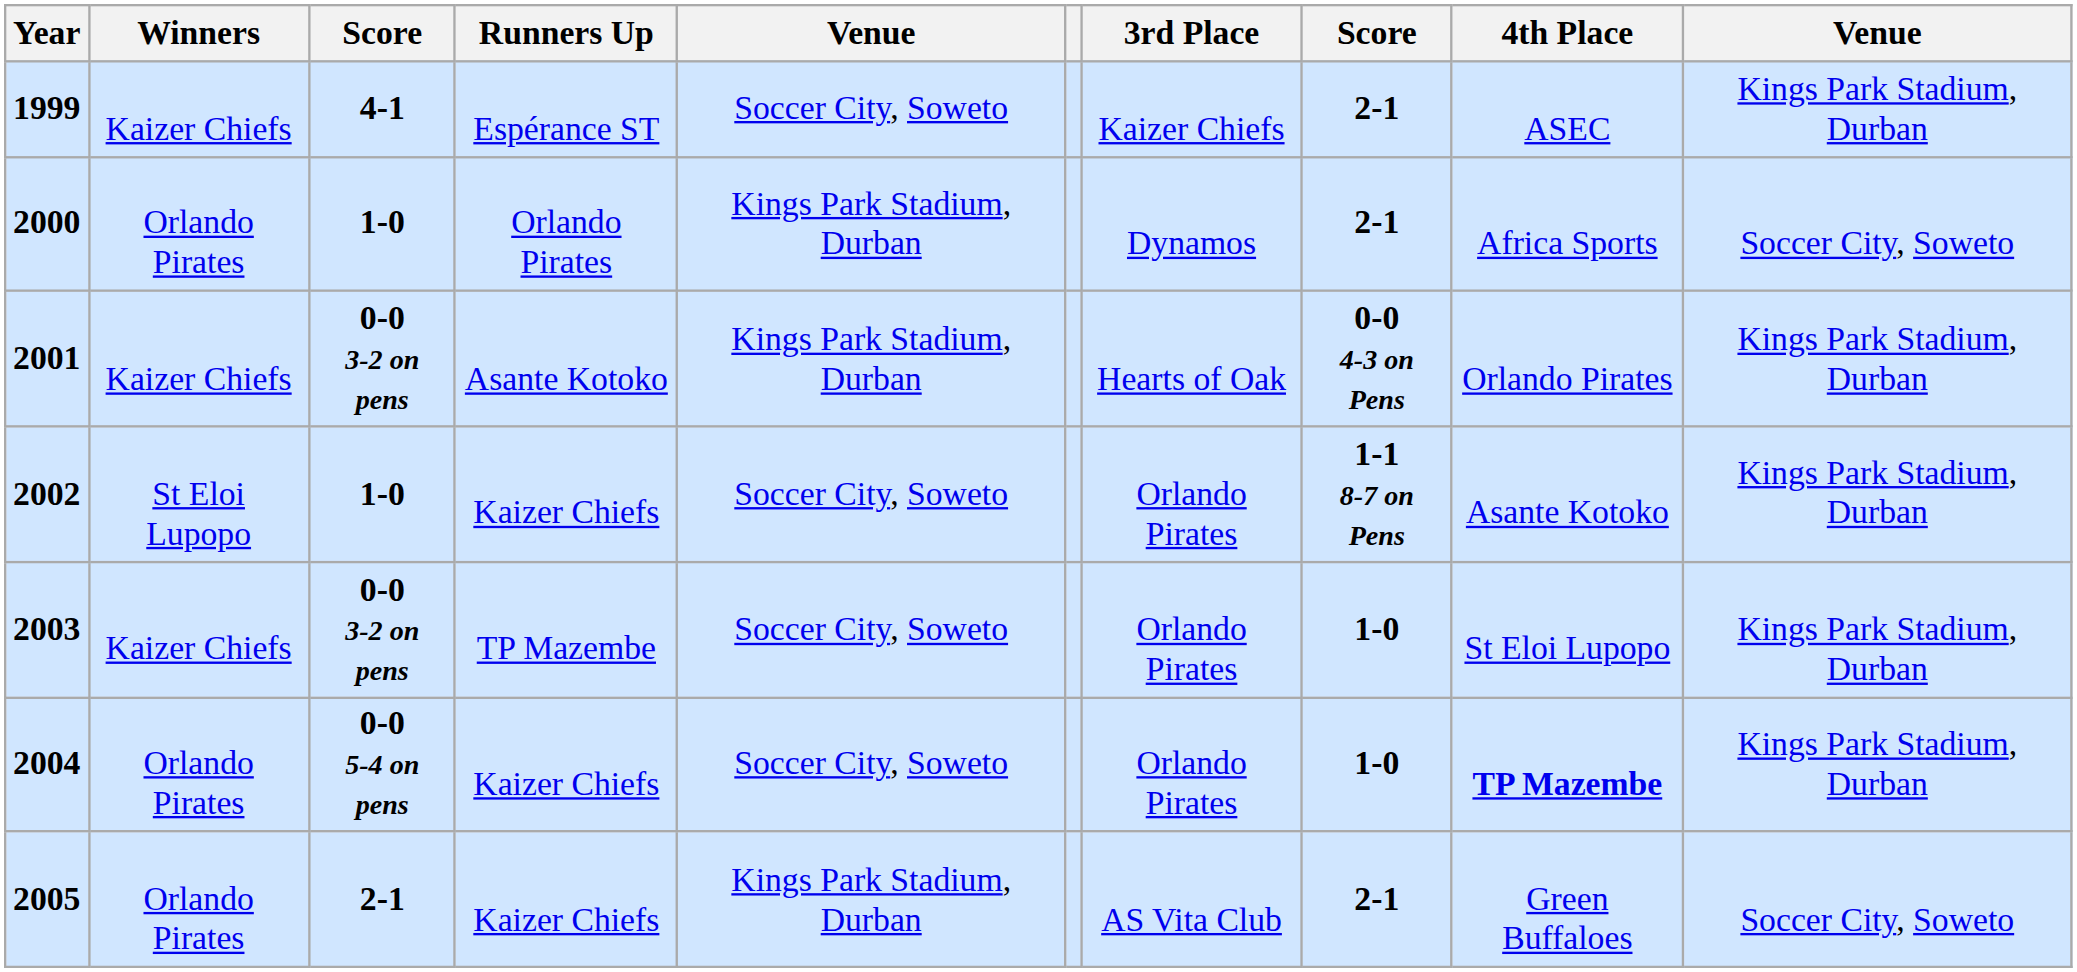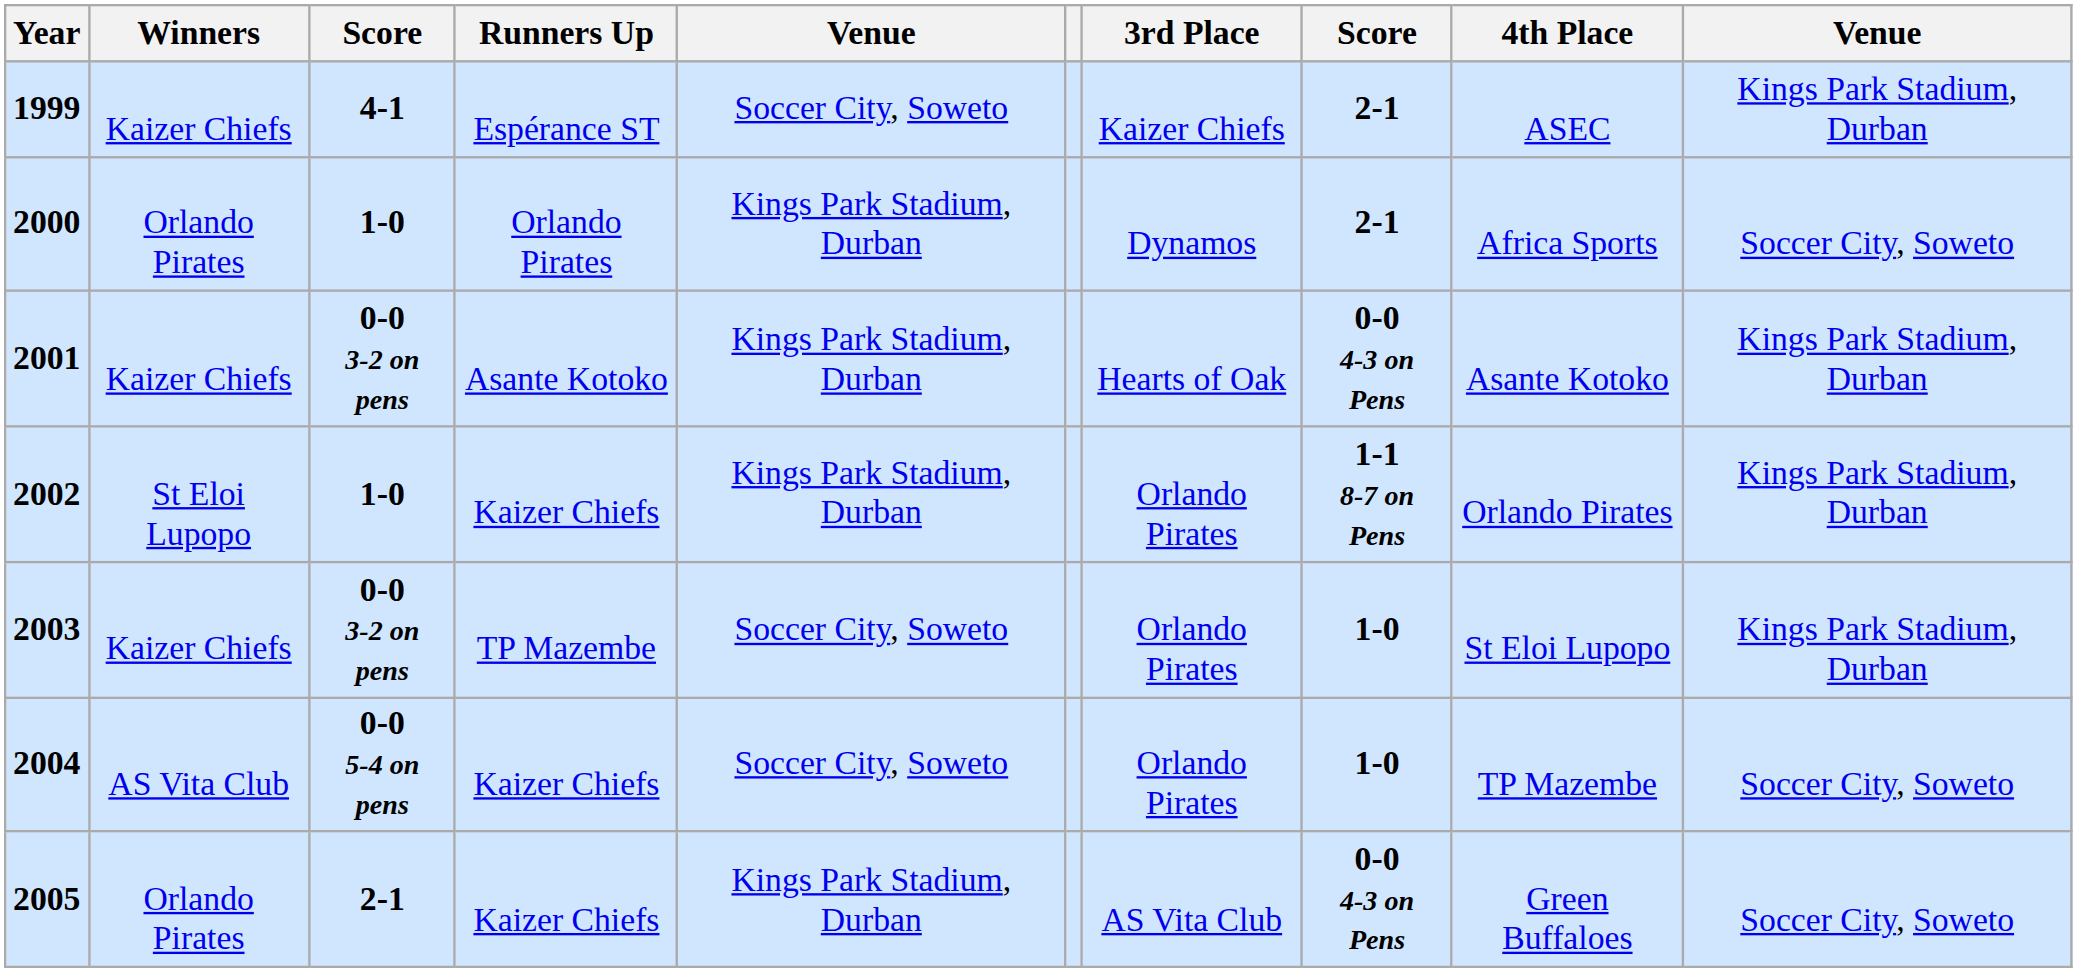(1567, 378) Orlando Pirates -> (1567, 378) Asante Kotoko
(871, 493) Soccer City, Soweto -> (871, 493) Kings Park Stadium, Durban
(1567, 513) Asante Kotoko -> (1567, 513) Orlando Pirates
(199, 783) Orlando Pirates -> (199, 783) AS Vita Club
(1567, 783) bold -> (1567, 783) normal
(1877, 763) Kings Park Stadium, Durban -> (1877, 783) Soccer City, Soweto
(1377, 899) 2-1 -> (1377, 899) 0-0 4-3 on Pens
